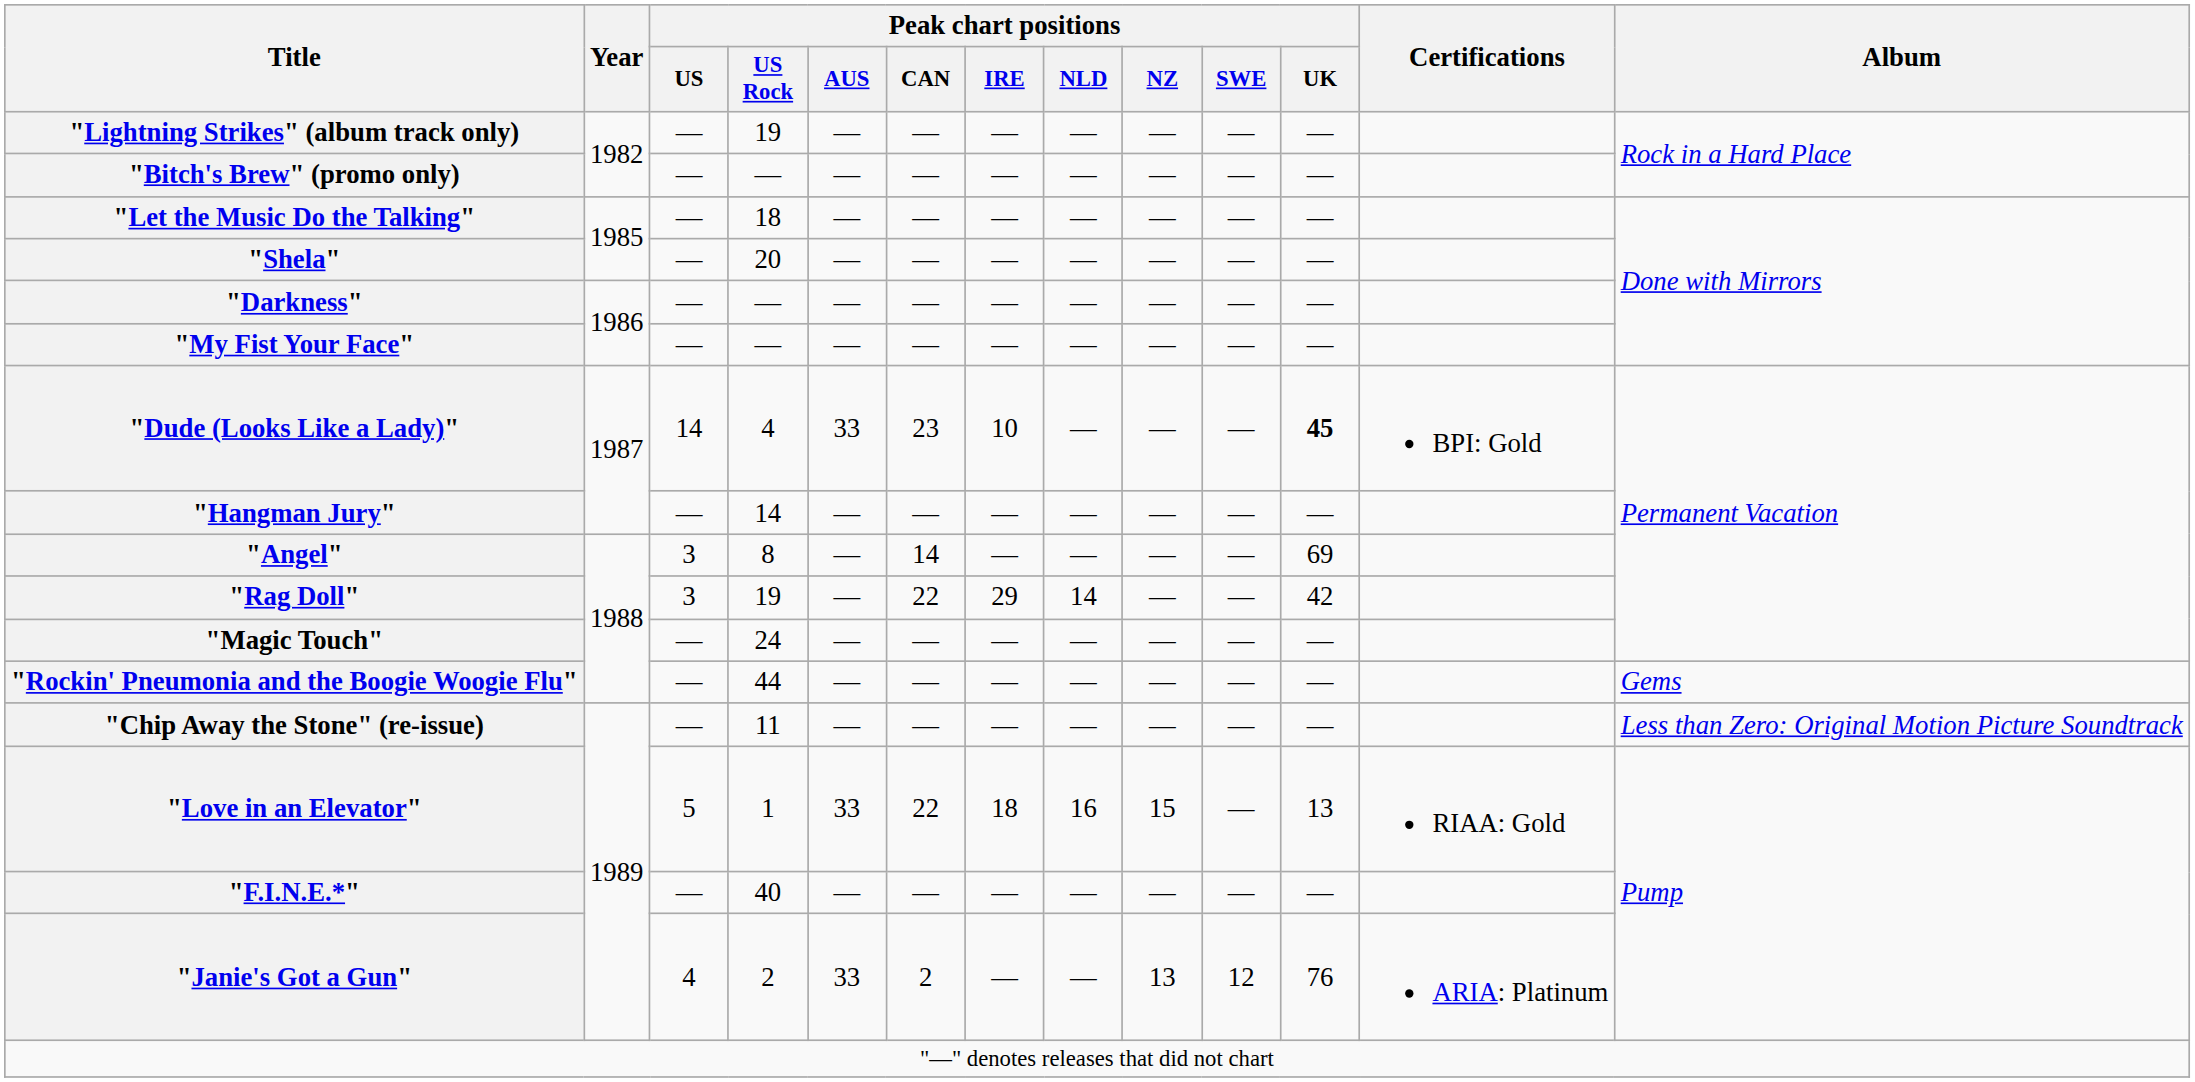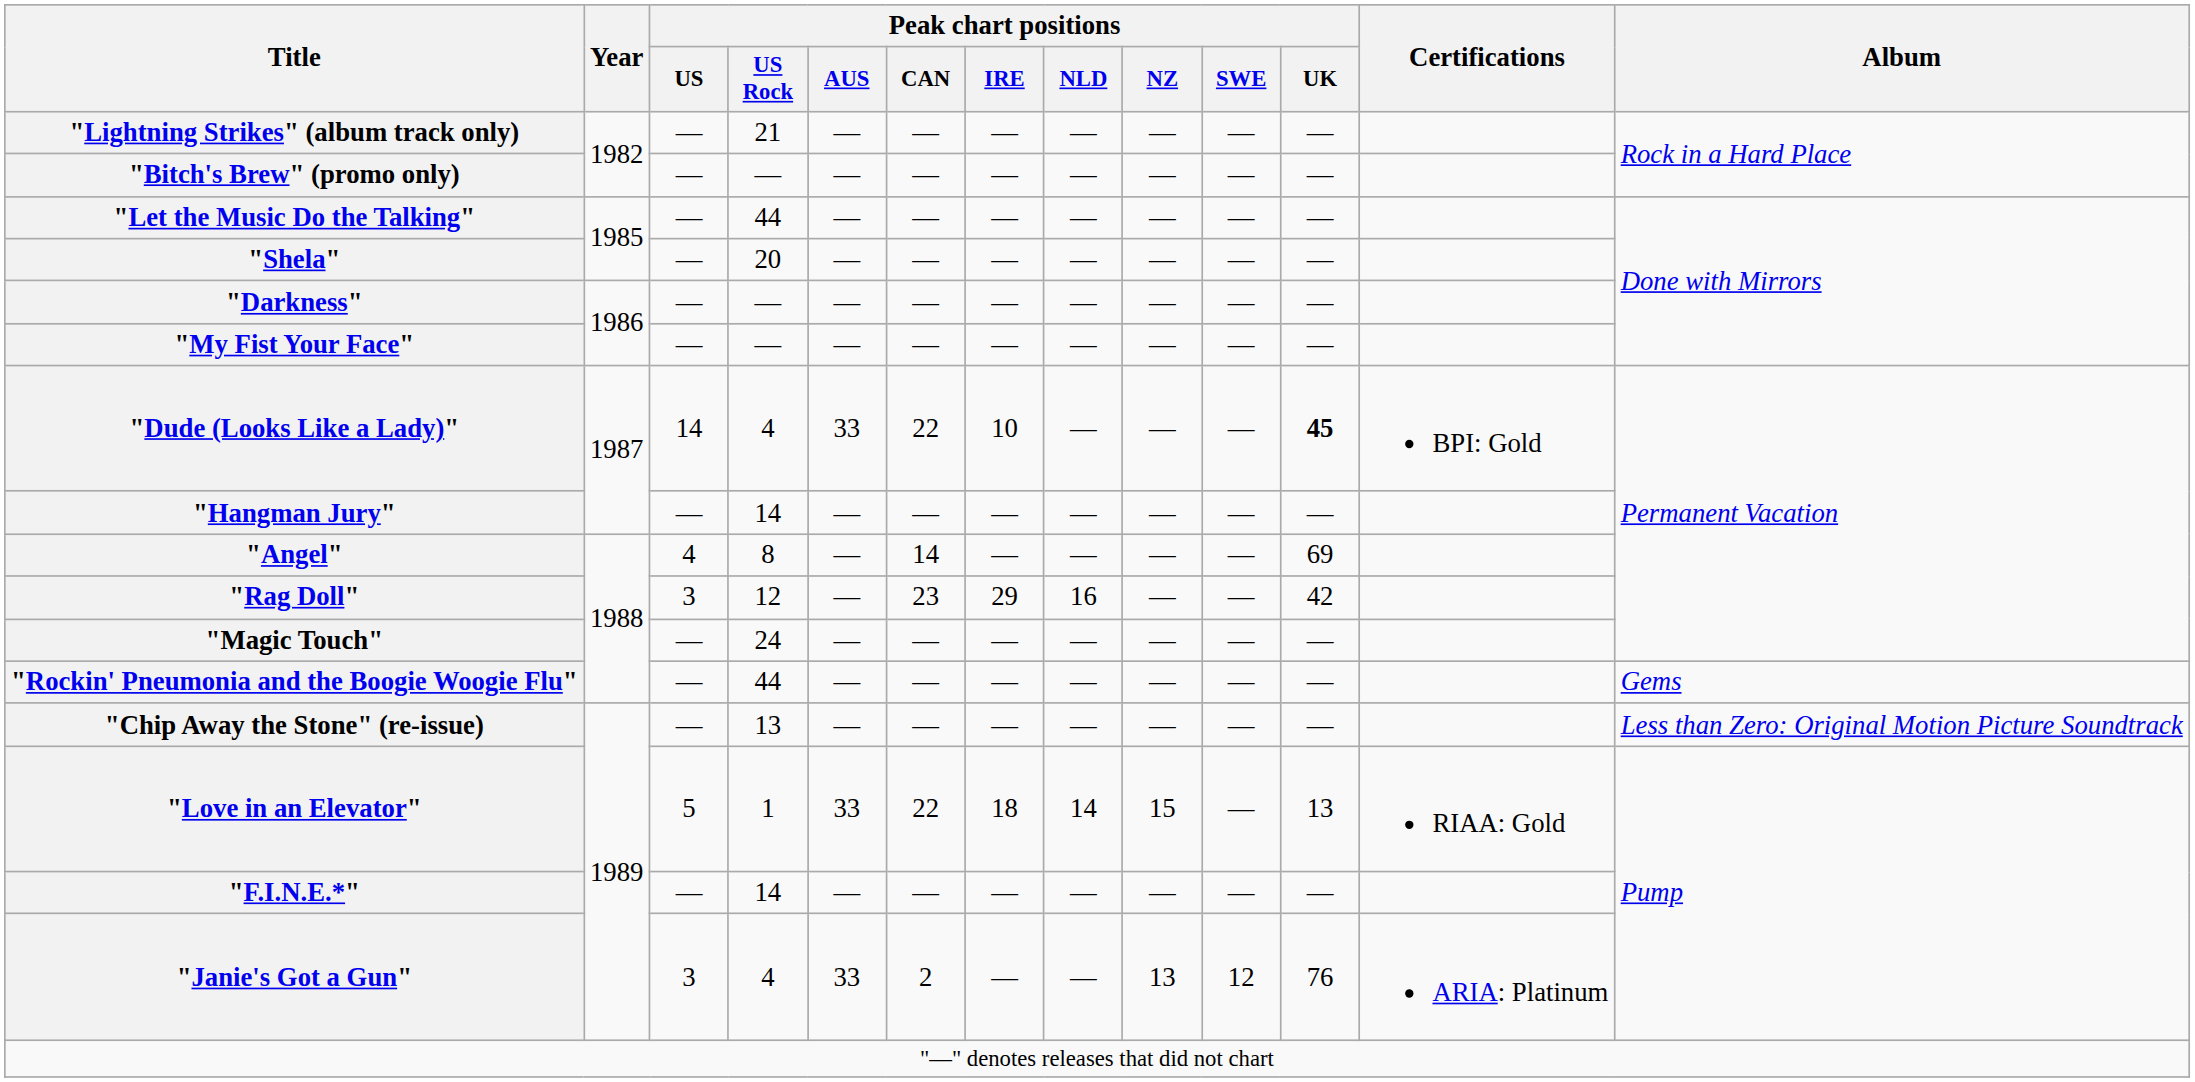(768, 132) 19 -> (768, 132) 21
(768, 217) 18 -> (768, 217) 44
(926, 428) 23 -> (926, 428) 22
(689, 554) 3 -> (689, 554) 4
(768, 597) 19 -> (768, 597) 12
(926, 597) 22 -> (926, 597) 23
(1083, 597) 14 -> (1083, 597) 16
(768, 724) 11 -> (768, 724) 13
(1083, 808) 16 -> (1083, 808) 14
(768, 892) 40 -> (768, 892) 14
(689, 976) 4 -> (689, 976) 3
(768, 976) 2 -> (768, 976) 4
